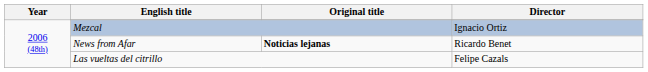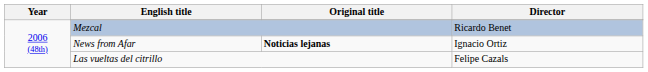(481, 28) Ignacio Ortiz -> (483, 28) Ricardo Benet
(483, 43) Ricardo Benet -> (481, 43) Ignacio Ortiz
